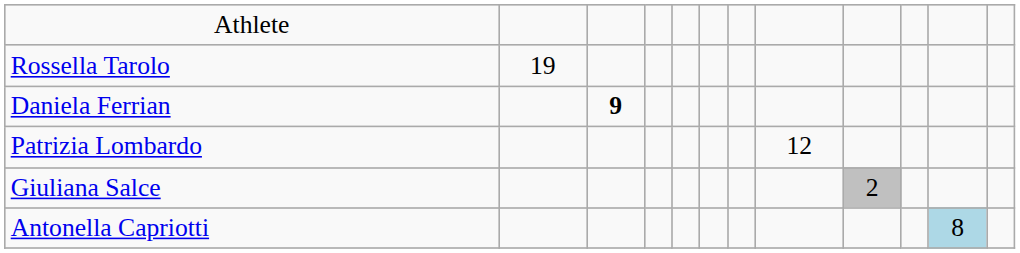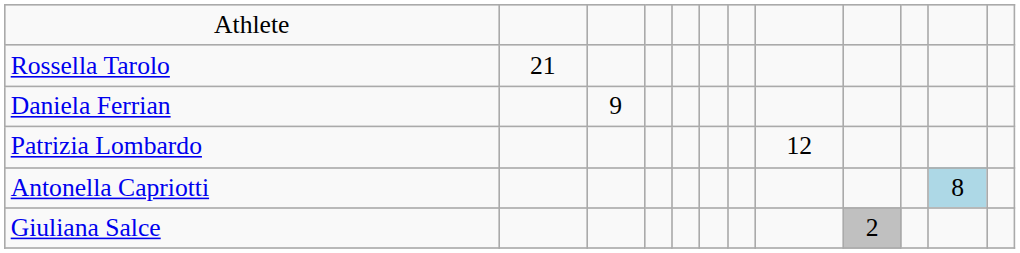(543, 65) 19 -> (543, 65) 21
(616, 106) bold -> (616, 106) normal
rows swapped: (110, 227) <-> (86, 187)
